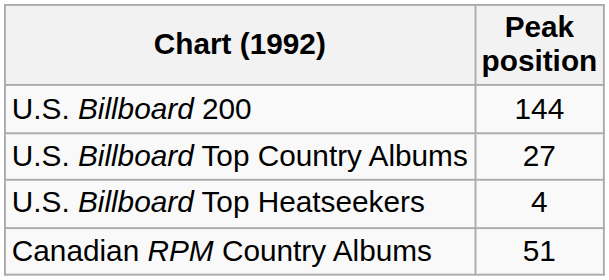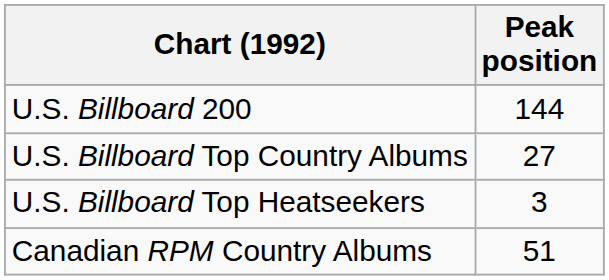(539, 203) 4 -> (539, 203) 3
